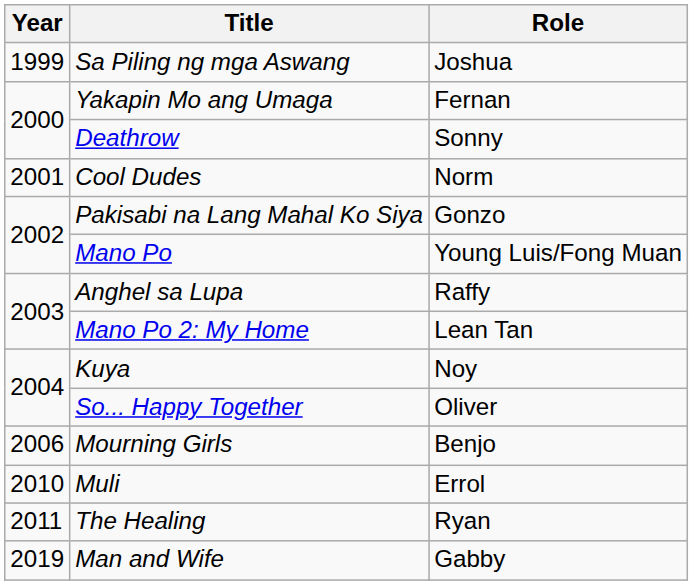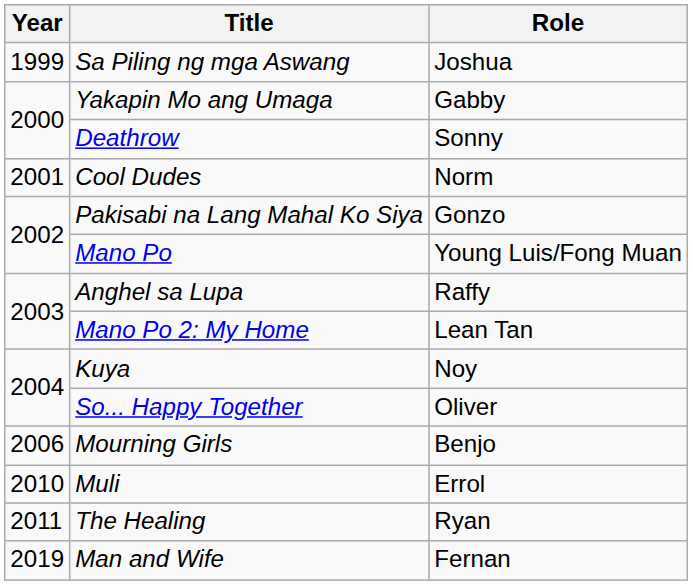(472, 100) Fernan -> (470, 100) Gabby
(470, 560) Gabby -> (472, 560) Fernan
